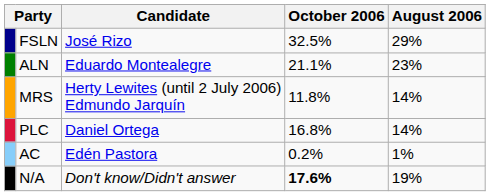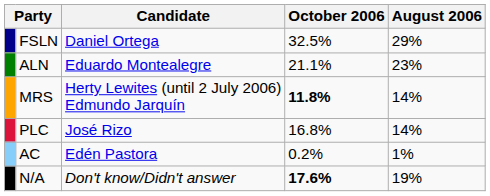(98, 40) José Rizo -> (112, 40) Daniel Ortega
(309, 97) normal -> (309, 97) bold
(112, 130) Daniel Ortega -> (98, 130) José Rizo
